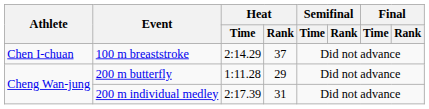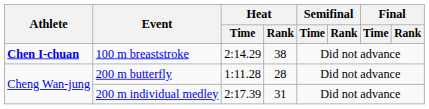(40, 54) normal -> (43, 54) bold
(280, 54) 37 -> (280, 54) 38
(280, 74) 29 -> (280, 74) 28
